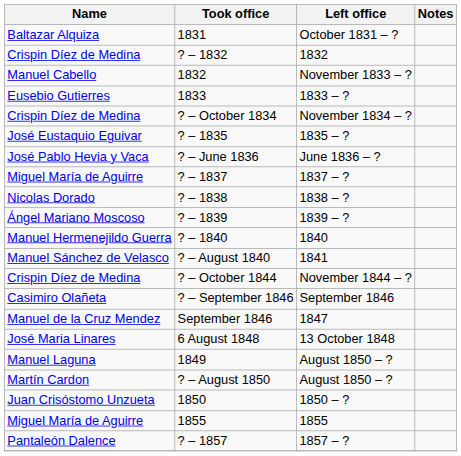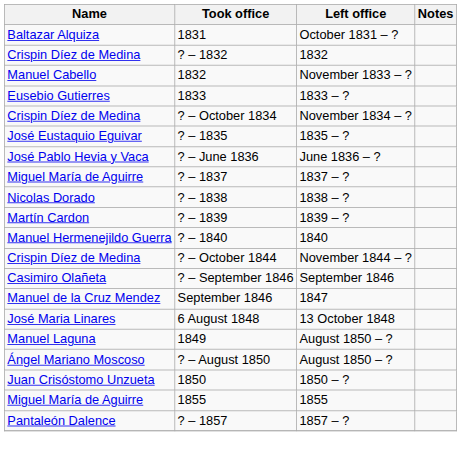(76, 217) Ángel Mariano Moscoso -> (48, 217) Martín Cardon
- row: (224, 258)
(48, 380) Martín Cardon -> (76, 359) Ángel Mariano Moscoso
